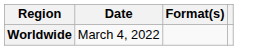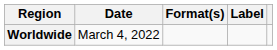+ column: (247, 14)
